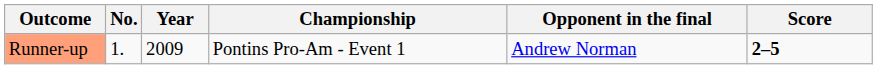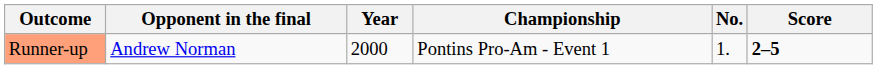columns swapped: (124, 19) <-> (627, 19)
(165, 48) 2009 -> (369, 48) 2000
